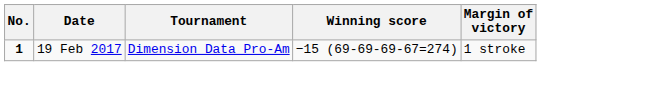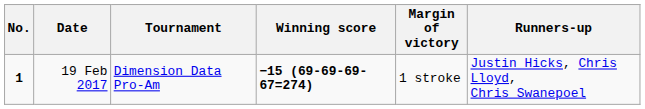+ column: (554, 30)
(377, 51) normal -> (313, 80) bold
